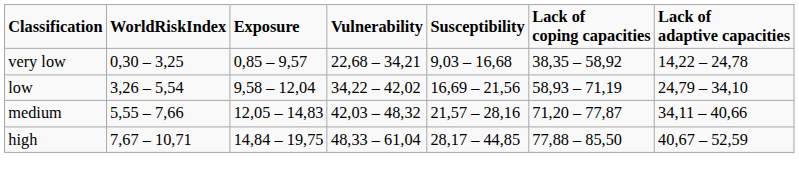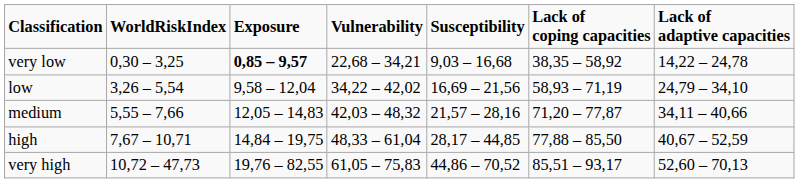(270, 61) normal -> (270, 61) bold
+ row: (39, 165)
